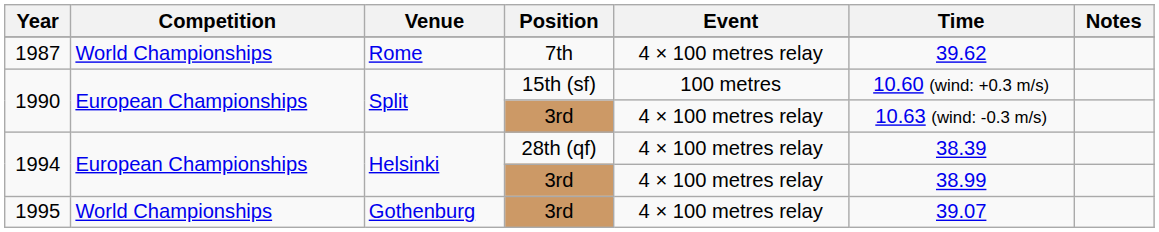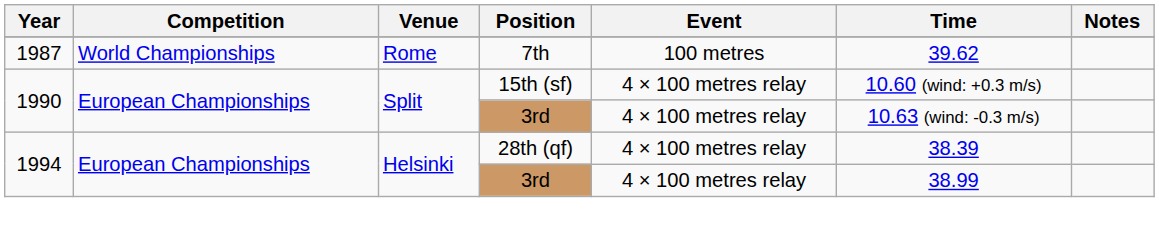(731, 53) 4 × 100 metres relay -> (714, 53) 100 metres
(731, 85) 100 metres -> (714, 85) 4 × 100 metres relay
- row: (38, 212)
